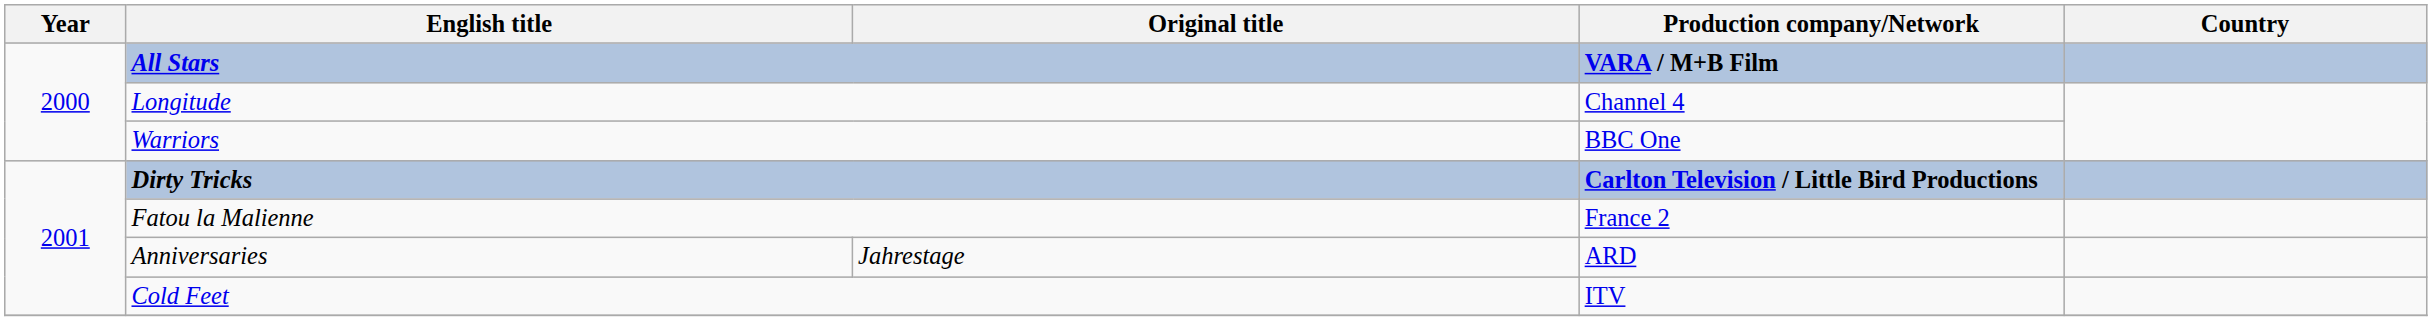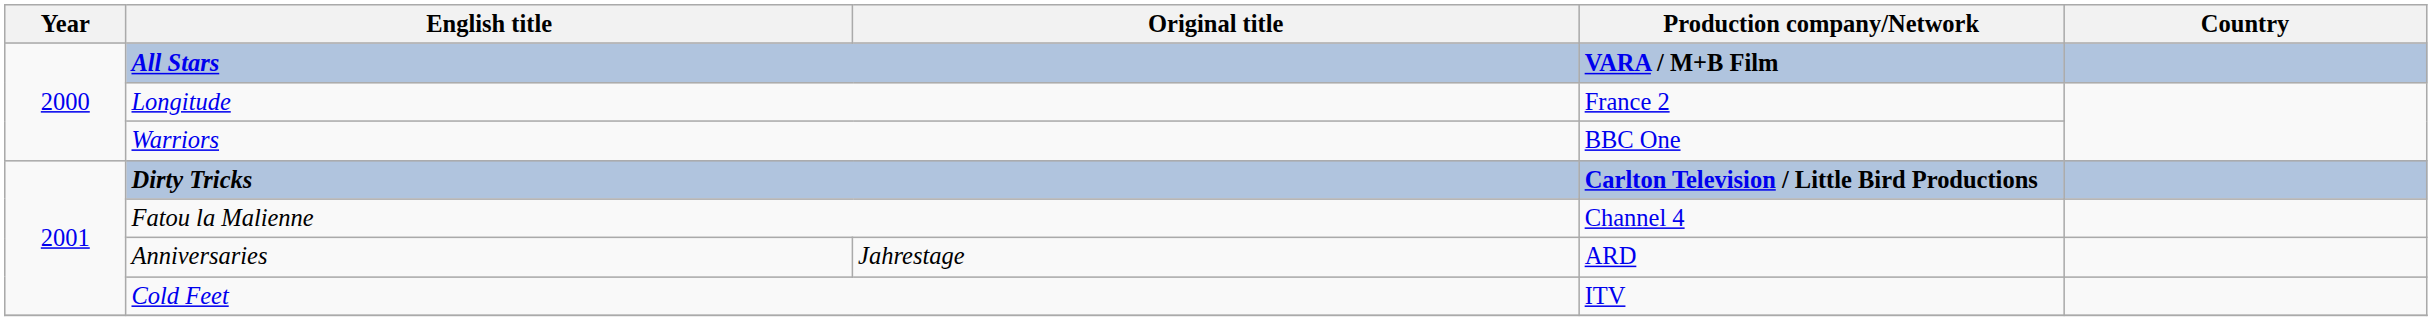(1635, 101) Channel 4 -> (1627, 101) France 2
(1627, 218) France 2 -> (1635, 218) Channel 4
